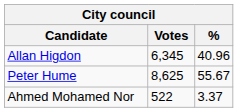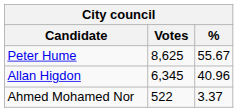rows swapped: (42, 76) <-> (44, 55)
